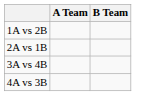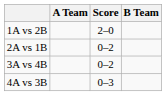+ column: (106, 13)
